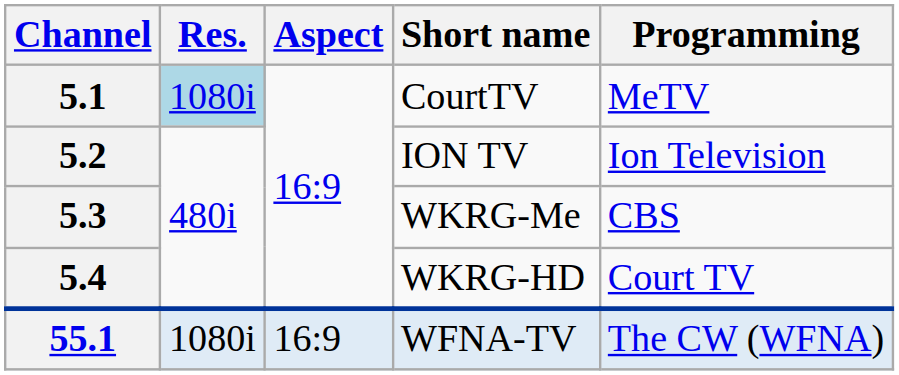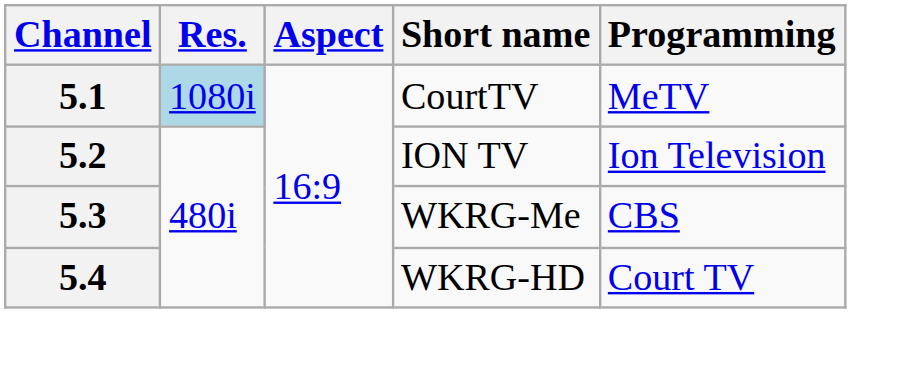- row: (83, 339)
